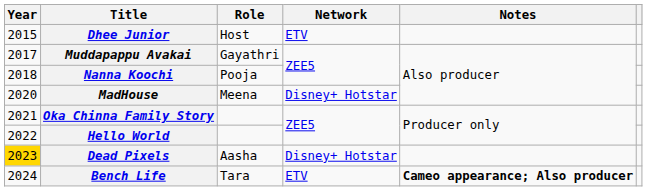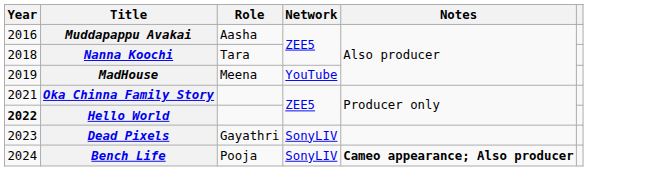- row: (129, 35)
(22, 55) 2017 -> (22, 35) 2016
(250, 55) Gayathri -> (239, 35) Aasha
(239, 75) Pooja -> (235, 55) Tara
(22, 95) 2020 -> (22, 75) 2019
(341, 95) Disney+ Hotstar -> (311, 75) YouTube
(22, 135) normal -> (22, 115) bold
(22, 155) gold background -> (22, 135) no background
(239, 155) Aasha -> (250, 135) Gayathri
(341, 155) Disney+ Hotstar -> (311, 135) SonyLIV
(235, 176) Tara -> (239, 155) Pooja
(296, 176) ETV -> (311, 155) SonyLIV
